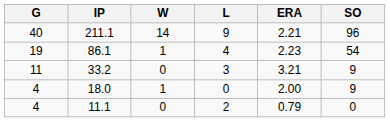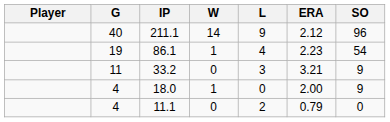+ column: (48, 13)
(289, 32) 2.21 -> (311, 32) 2.12
